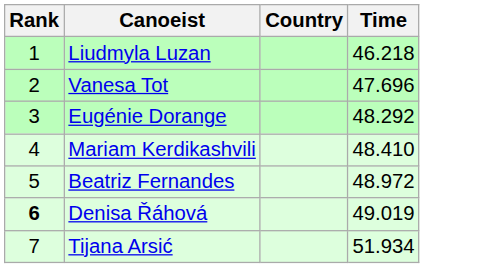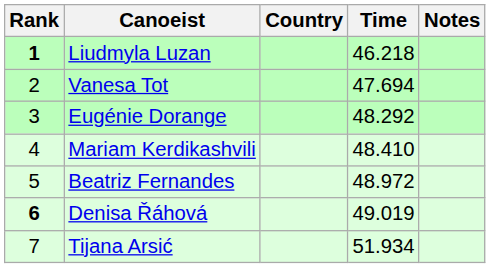+ column: (452, 20)
(34, 52) normal -> (34, 52) bold
(384, 85) 47.696 -> (384, 85) 47.694
